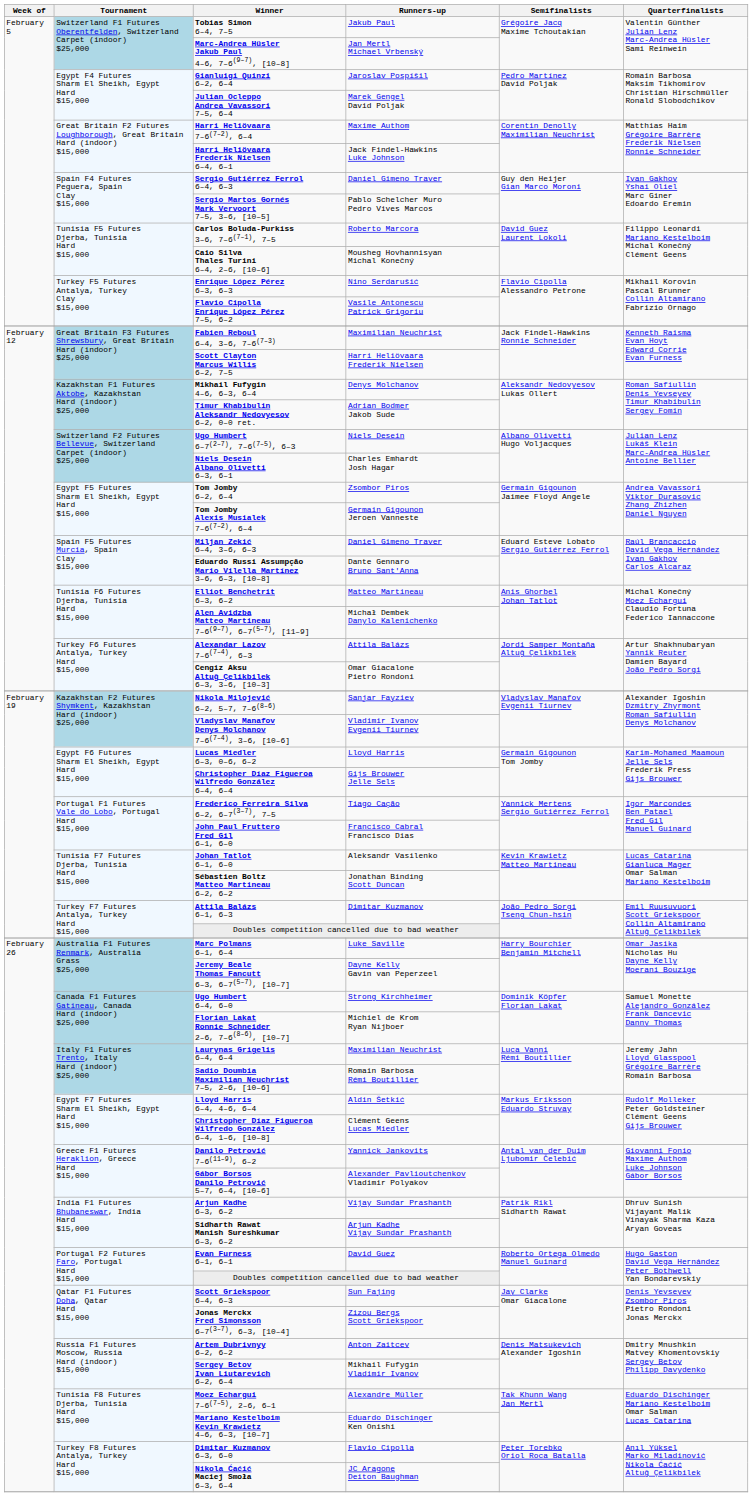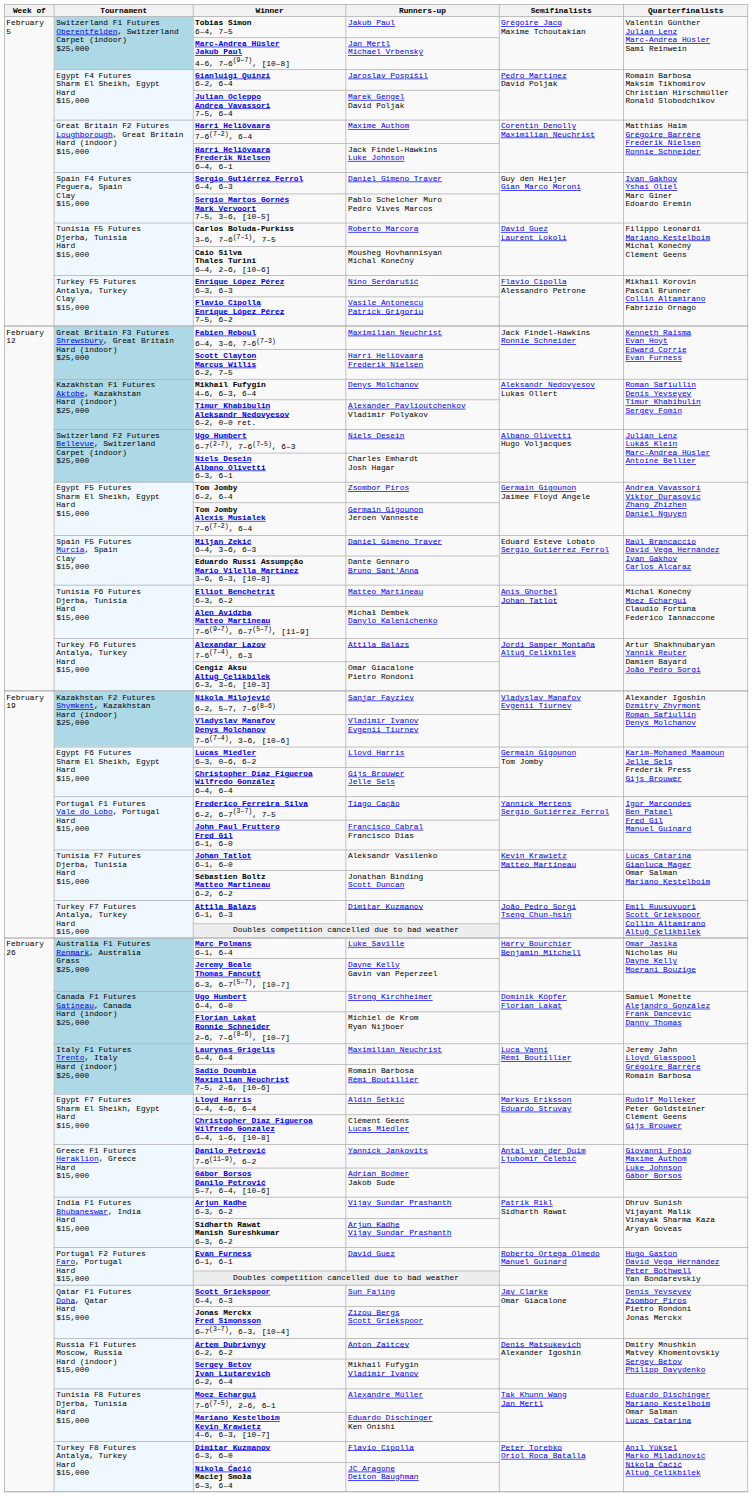(379, 410) Adrian Bodmer Jakob Sude -> (407, 410) Alexander Pavlioutchenkov Vladimir Polyakov
(407, 1178) Alexander Pavlioutchenkov Vladimir Polyakov -> (379, 1178) Adrian Bodmer Jakob Sude
